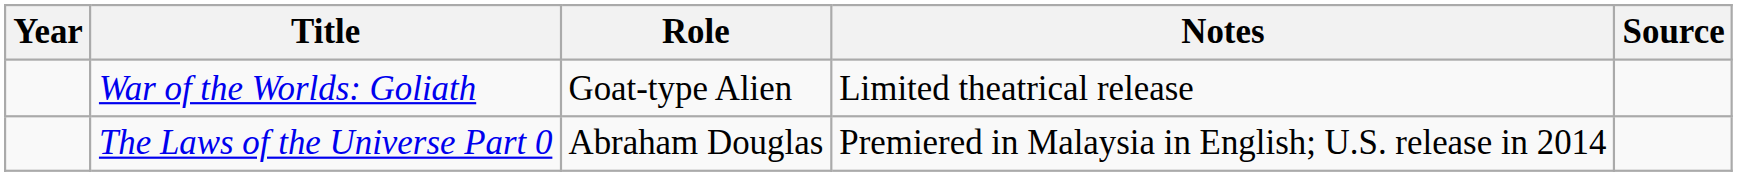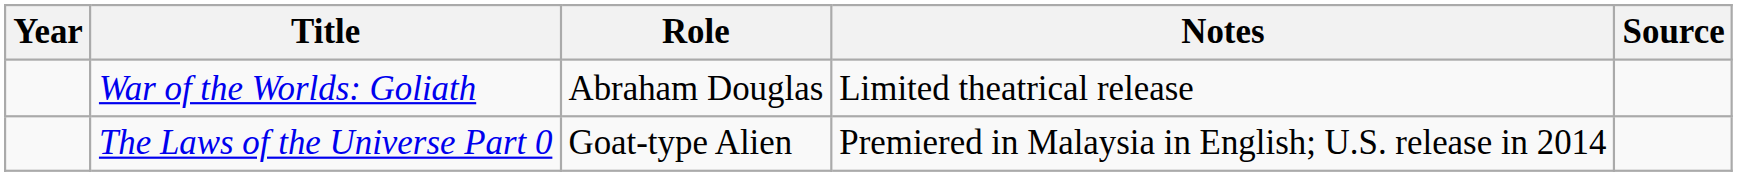(680, 87) Goat-type Alien -> (696, 87) Abraham Douglas
(696, 142) Abraham Douglas -> (680, 142) Goat-type Alien
